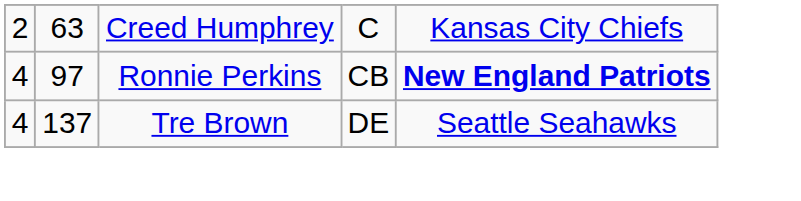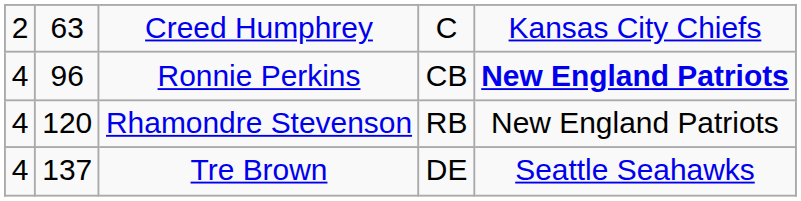(67, 75) 97 -> (67, 75) 96
+ row: (259, 123)
